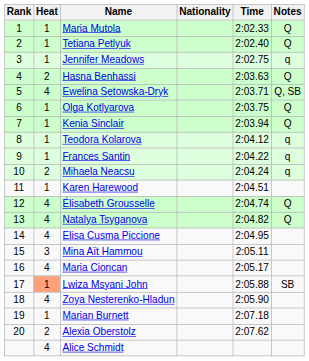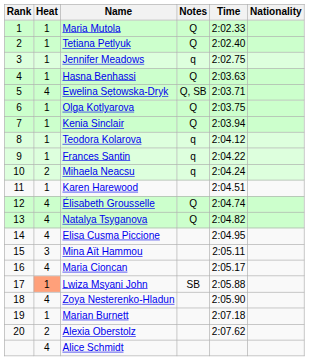columns swapped: (205, 12) <-> (288, 12)
(47, 76) 2 -> (47, 76) 1
